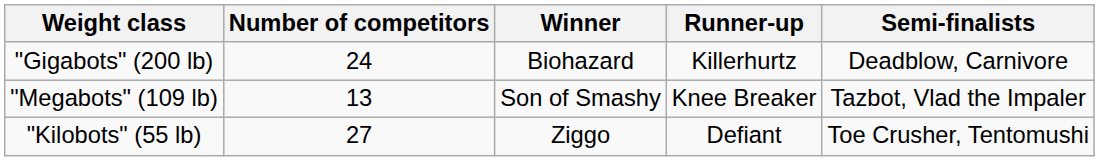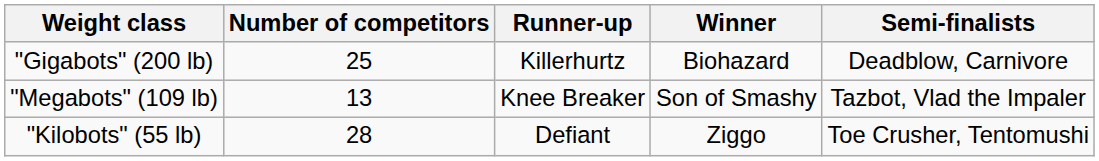columns swapped: (580, 23) <-> (744, 23)
(359, 60) 24 -> (359, 60) 25
(359, 135) 27 -> (359, 135) 28
